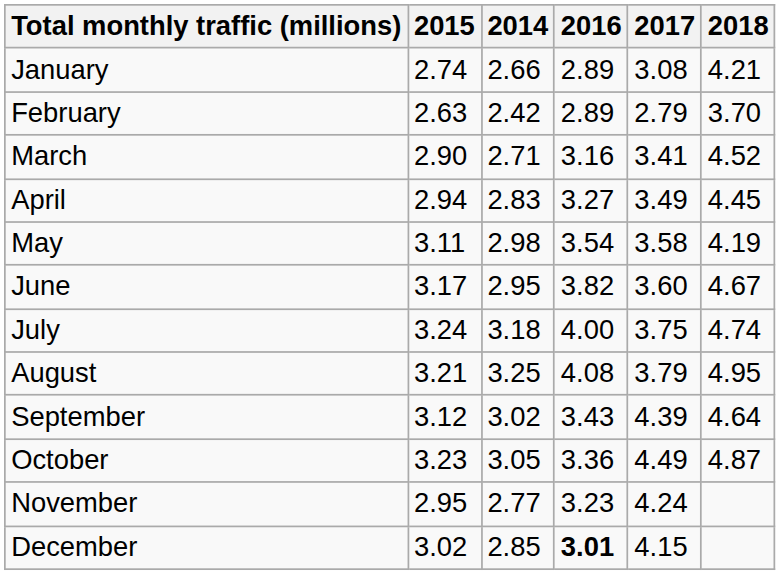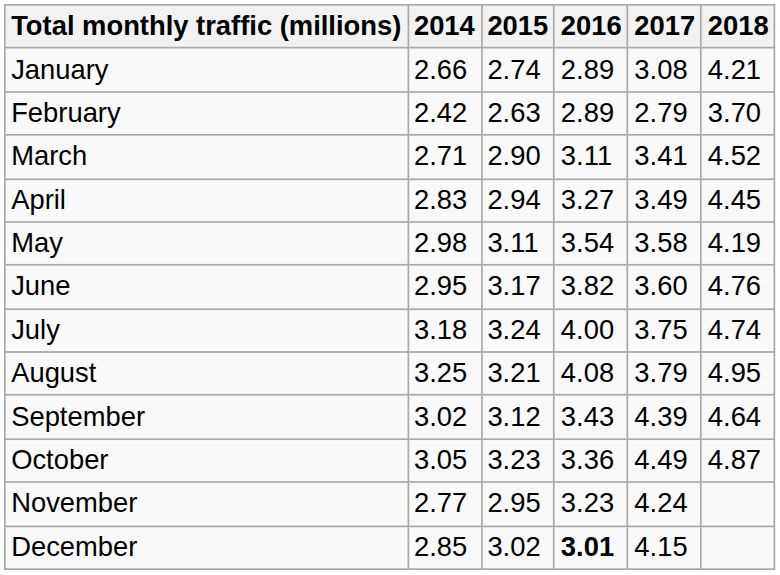columns swapped: (518, 26) <-> (444, 26)
(587, 156) 3.16 -> (586, 156) 3.11
(734, 286) 4.67 -> (734, 286) 4.76
